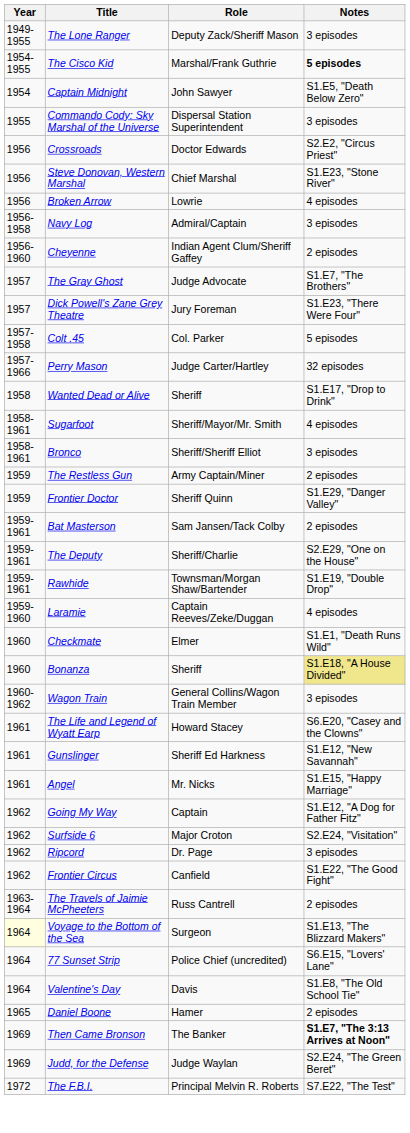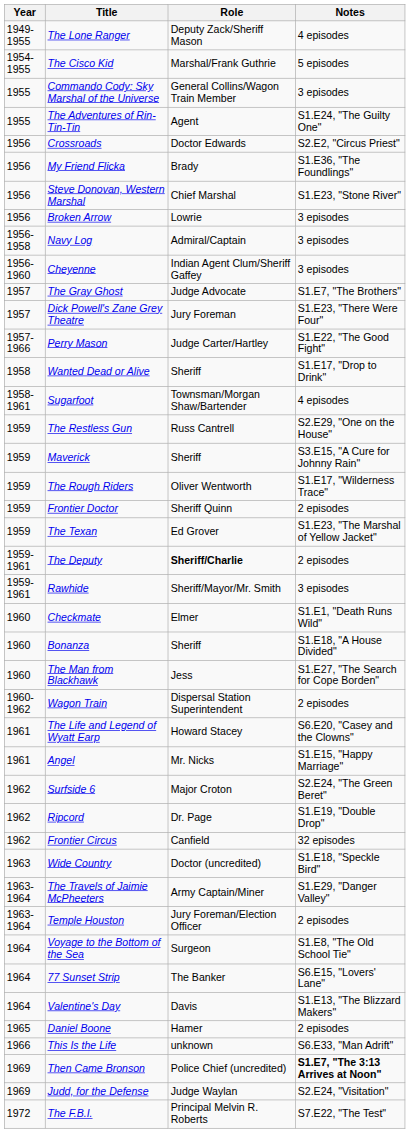(332, 35) 3 episodes -> (323, 35) 4 episodes
(334, 64) bold -> (323, 64) normal
- row: (87, 92)
(211, 121) Dispersal Station Superintendent -> (225, 92) General Collins/Wagon Train Member
+ row: (102, 121)
+ row: (86, 166)
(332, 201) 4 episodes -> (323, 218) 3 episodes
(332, 252) 2 episodes -> (323, 269) 3 episodes
- row: (66, 338)
(335, 367) 32 episodes -> (343, 343) S1.E22, "The Good Fight"
(226, 424) Sheriff/Mayor/Mr. Smith -> (215, 400) Townsman/Morgan Shaw/Bartender
- row: (64, 453)
(218, 475) Army Captain/Miner -> (202, 429) Russ Cantrell
(332, 475) 2 episodes -> (346, 429) S2.E29, "One on the House"
+ row: (69, 457)
+ row: (90, 486)
(346, 498) S1.E29, "Danger Valley" -> (323, 509) 2 episodes
+ row: (72, 531)
- row: (82, 527)
(205, 555) normal -> (207, 560) bold
(346, 555) S2.E29, "One on the House" -> (323, 560) 2 episodes
(216, 584) Townsman/Morgan Shaw/Bartender -> (226, 589) Sheriff/Mayor/Mr. Smith
(345, 584) S1.E19, "Double Drop" -> (323, 589) 3 episodes
- row: (67, 612)
(349, 670) khaki background -> (340, 646) no background
+ row: (80, 675)
(225, 698) General Collins/Wagon Train Member -> (211, 703) Dispersal Station Superintendent
(332, 698) 3 episodes -> (323, 703) 2 episodes
- row: (73, 756)
- row: (82, 813)
(352, 836) S2.E24, "Visitation" -> (345, 789) S2.E24, "The Green Beret"
(332, 852) 3 episodes -> (337, 818) S1.E19, "Double Drop"
(352, 875) S1.E22, "The Good Fight" -> (326, 840) 32 episodes
+ row: (79, 863)
(203, 904) Russ Cantrell -> (217, 892) Army Captain/Miner
(332, 904) 2 episodes -> (337, 892) S1.E29, "Danger Valley"
+ row: (86, 920)
(19, 932) lightyellow background -> (19, 949) no background
(346, 932) S1.E13, "The Blizzard Makers" -> (336, 949) S1.E8, "The Old School Tie"
(229, 961) Police Chief (uncredited) -> (198, 978) The Banker
(344, 990) S1.E8, "The Old School Tie" -> (349, 1006) S1.E13, "The Blizzard Makers"
+ row: (82, 1046)
(199, 1035) The Banker -> (229, 1068) Police Chief (uncredited)
(354, 1064) S2.E24, "The Green Beret" -> (343, 1091) S2.E24, "Visitation"
